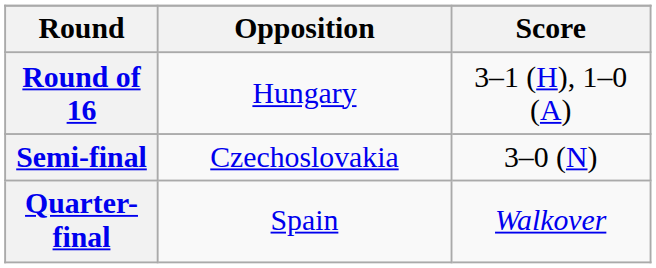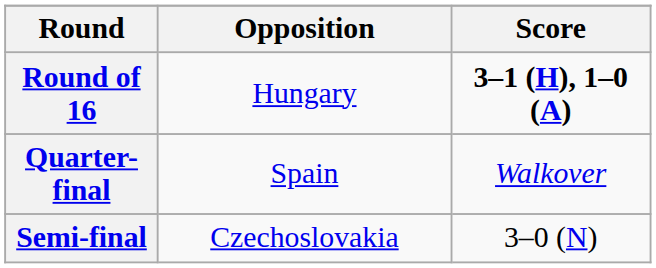(551, 92) normal -> (551, 92) bold
rows swapped: (82, 220) <-> (82, 156)
